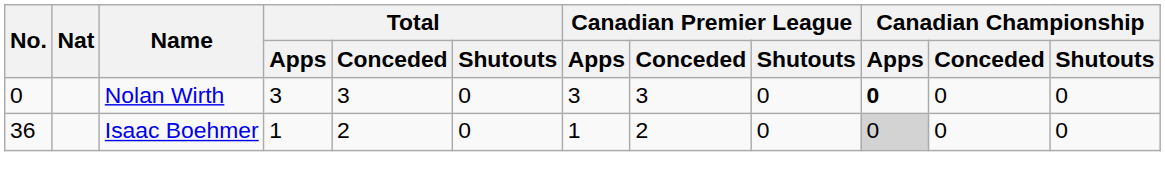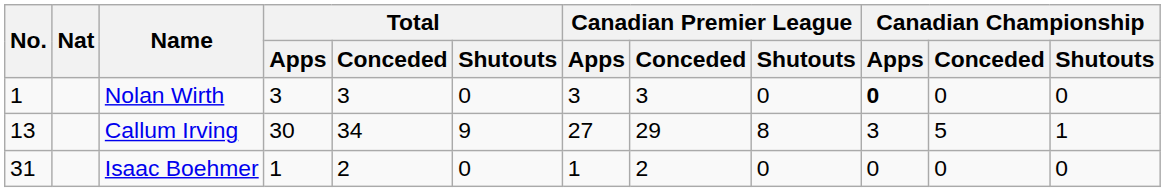(16, 95) 0 -> (16, 95) 1
+ row: (172, 131)
(23, 131) 36 -> (23, 167) 31
(873, 131) lightgrey background -> (873, 167) no background
